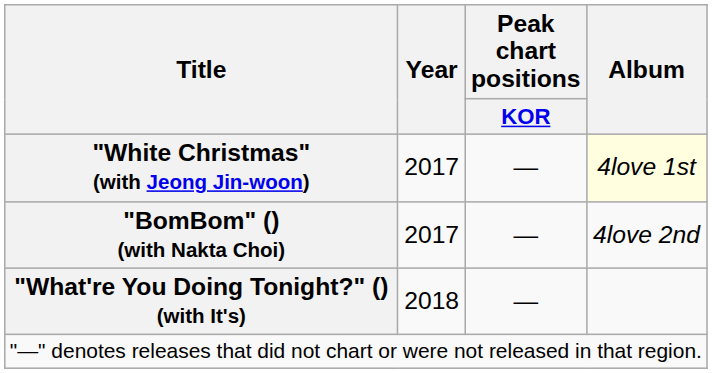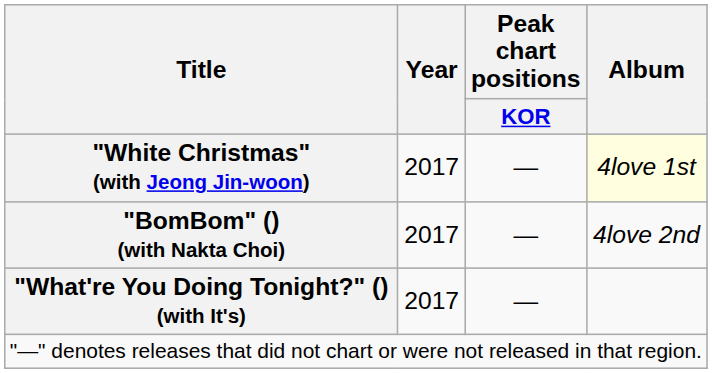(432, 301) 2018 -> (432, 301) 2017
